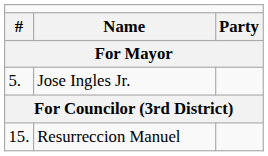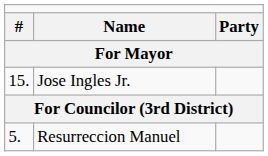(15, 81) 5. -> (19, 81) 15.
(19, 136) 15. -> (15, 136) 5.
